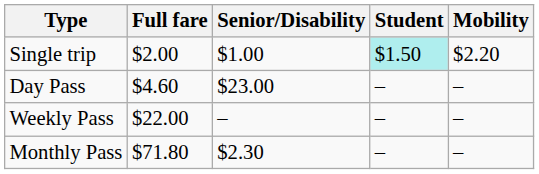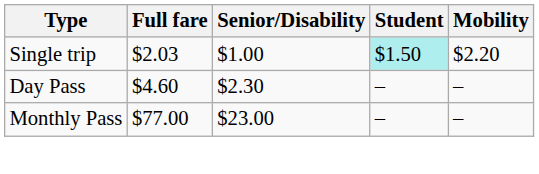(155, 53) $2.00 -> (155, 53) $2.03
(246, 86) $23.00 -> (240, 86) $2.30
- row: (62, 119)
(160, 151) $71.80 -> (160, 119) $77.00
(240, 151) $2.30 -> (246, 119) $23.00
